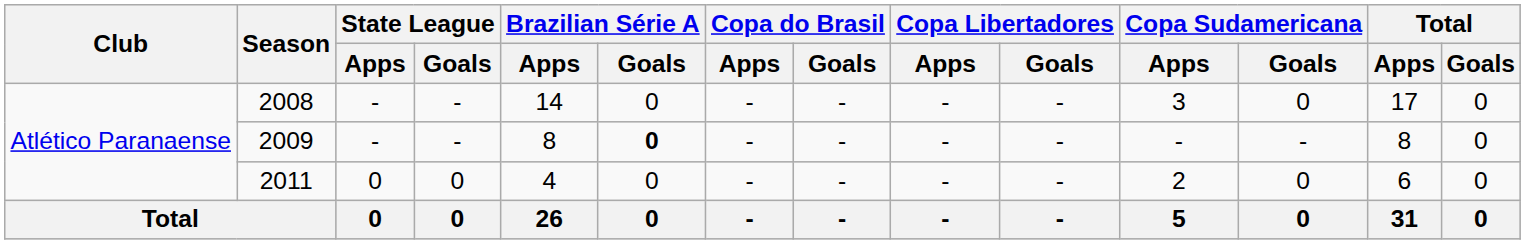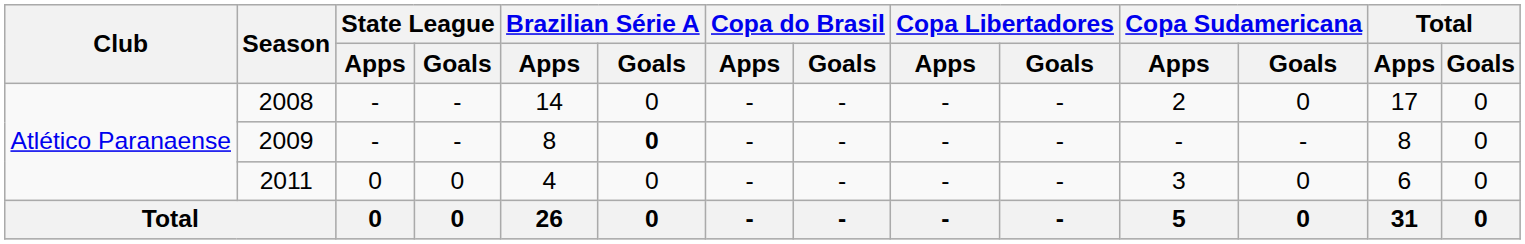(1179, 102) 3 -> (1179, 102) 2
(1179, 180) 2 -> (1179, 180) 3
